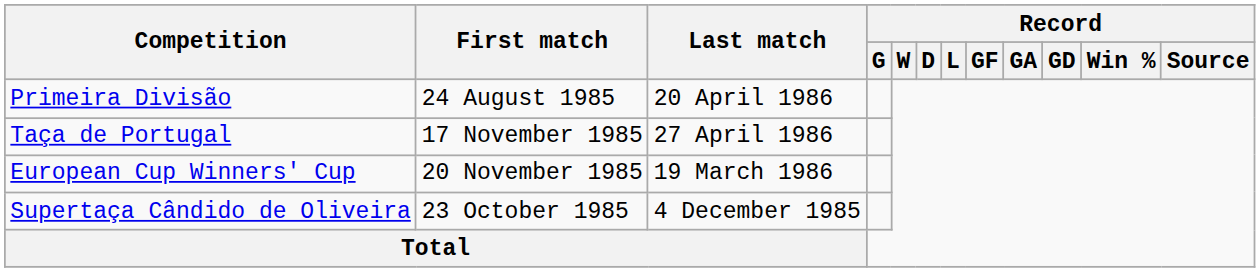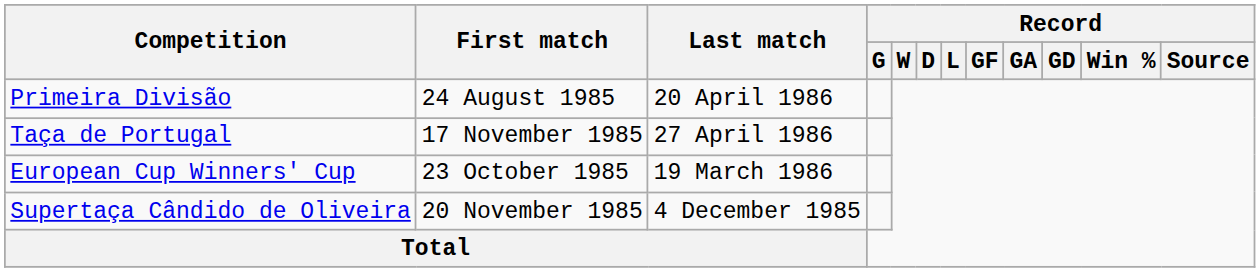(532, 174) 20 November 1985 -> (525, 174) 23 October 1985
(525, 211) 23 October 1985 -> (532, 211) 20 November 1985
